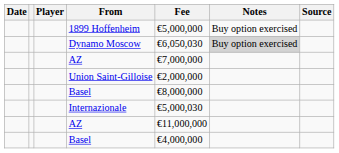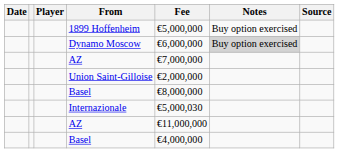(180, 44) €6,050,030 -> (180, 44) €6,000,000
